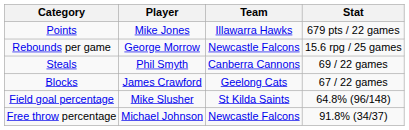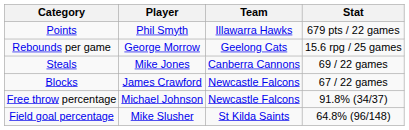(162, 30) Mike Jones -> (162, 30) Phil Smyth
(254, 47) Newcastle Falcons -> (254, 47) Geelong Cats
(162, 64) Phil Smyth -> (162, 64) Mike Jones
(254, 82) Geelong Cats -> (254, 82) Newcastle Falcons
rows swapped: (62, 99) <-> (62, 116)
